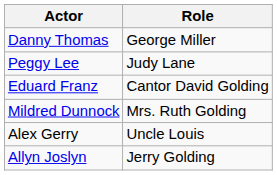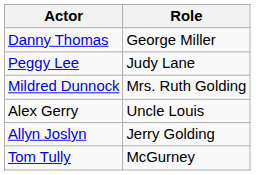- row: (53, 87)
+ row: (39, 157)
